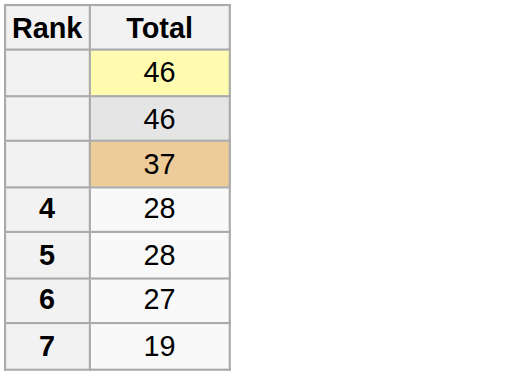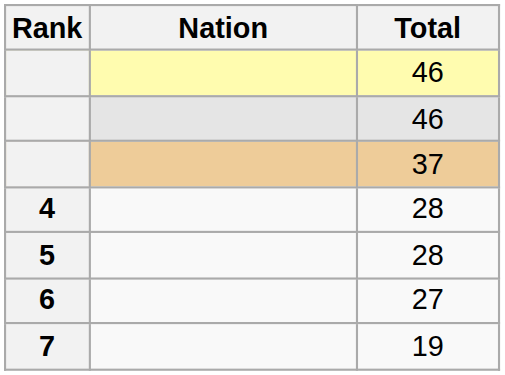+ column: (223, 27)
